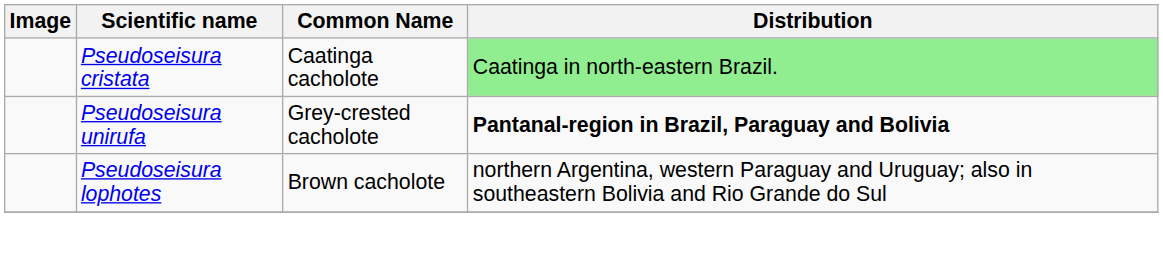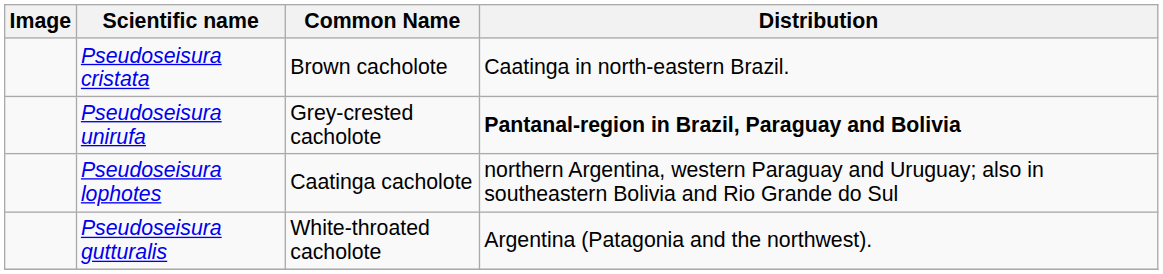(333, 67) Caatinga cacholote -> (369, 67) Brown cacholote
(625, 67) lightgreen background -> (637, 67) no background
(366, 182) Brown cacholote -> (381, 182) Caatinga cacholote
+ row: (151, 240)
